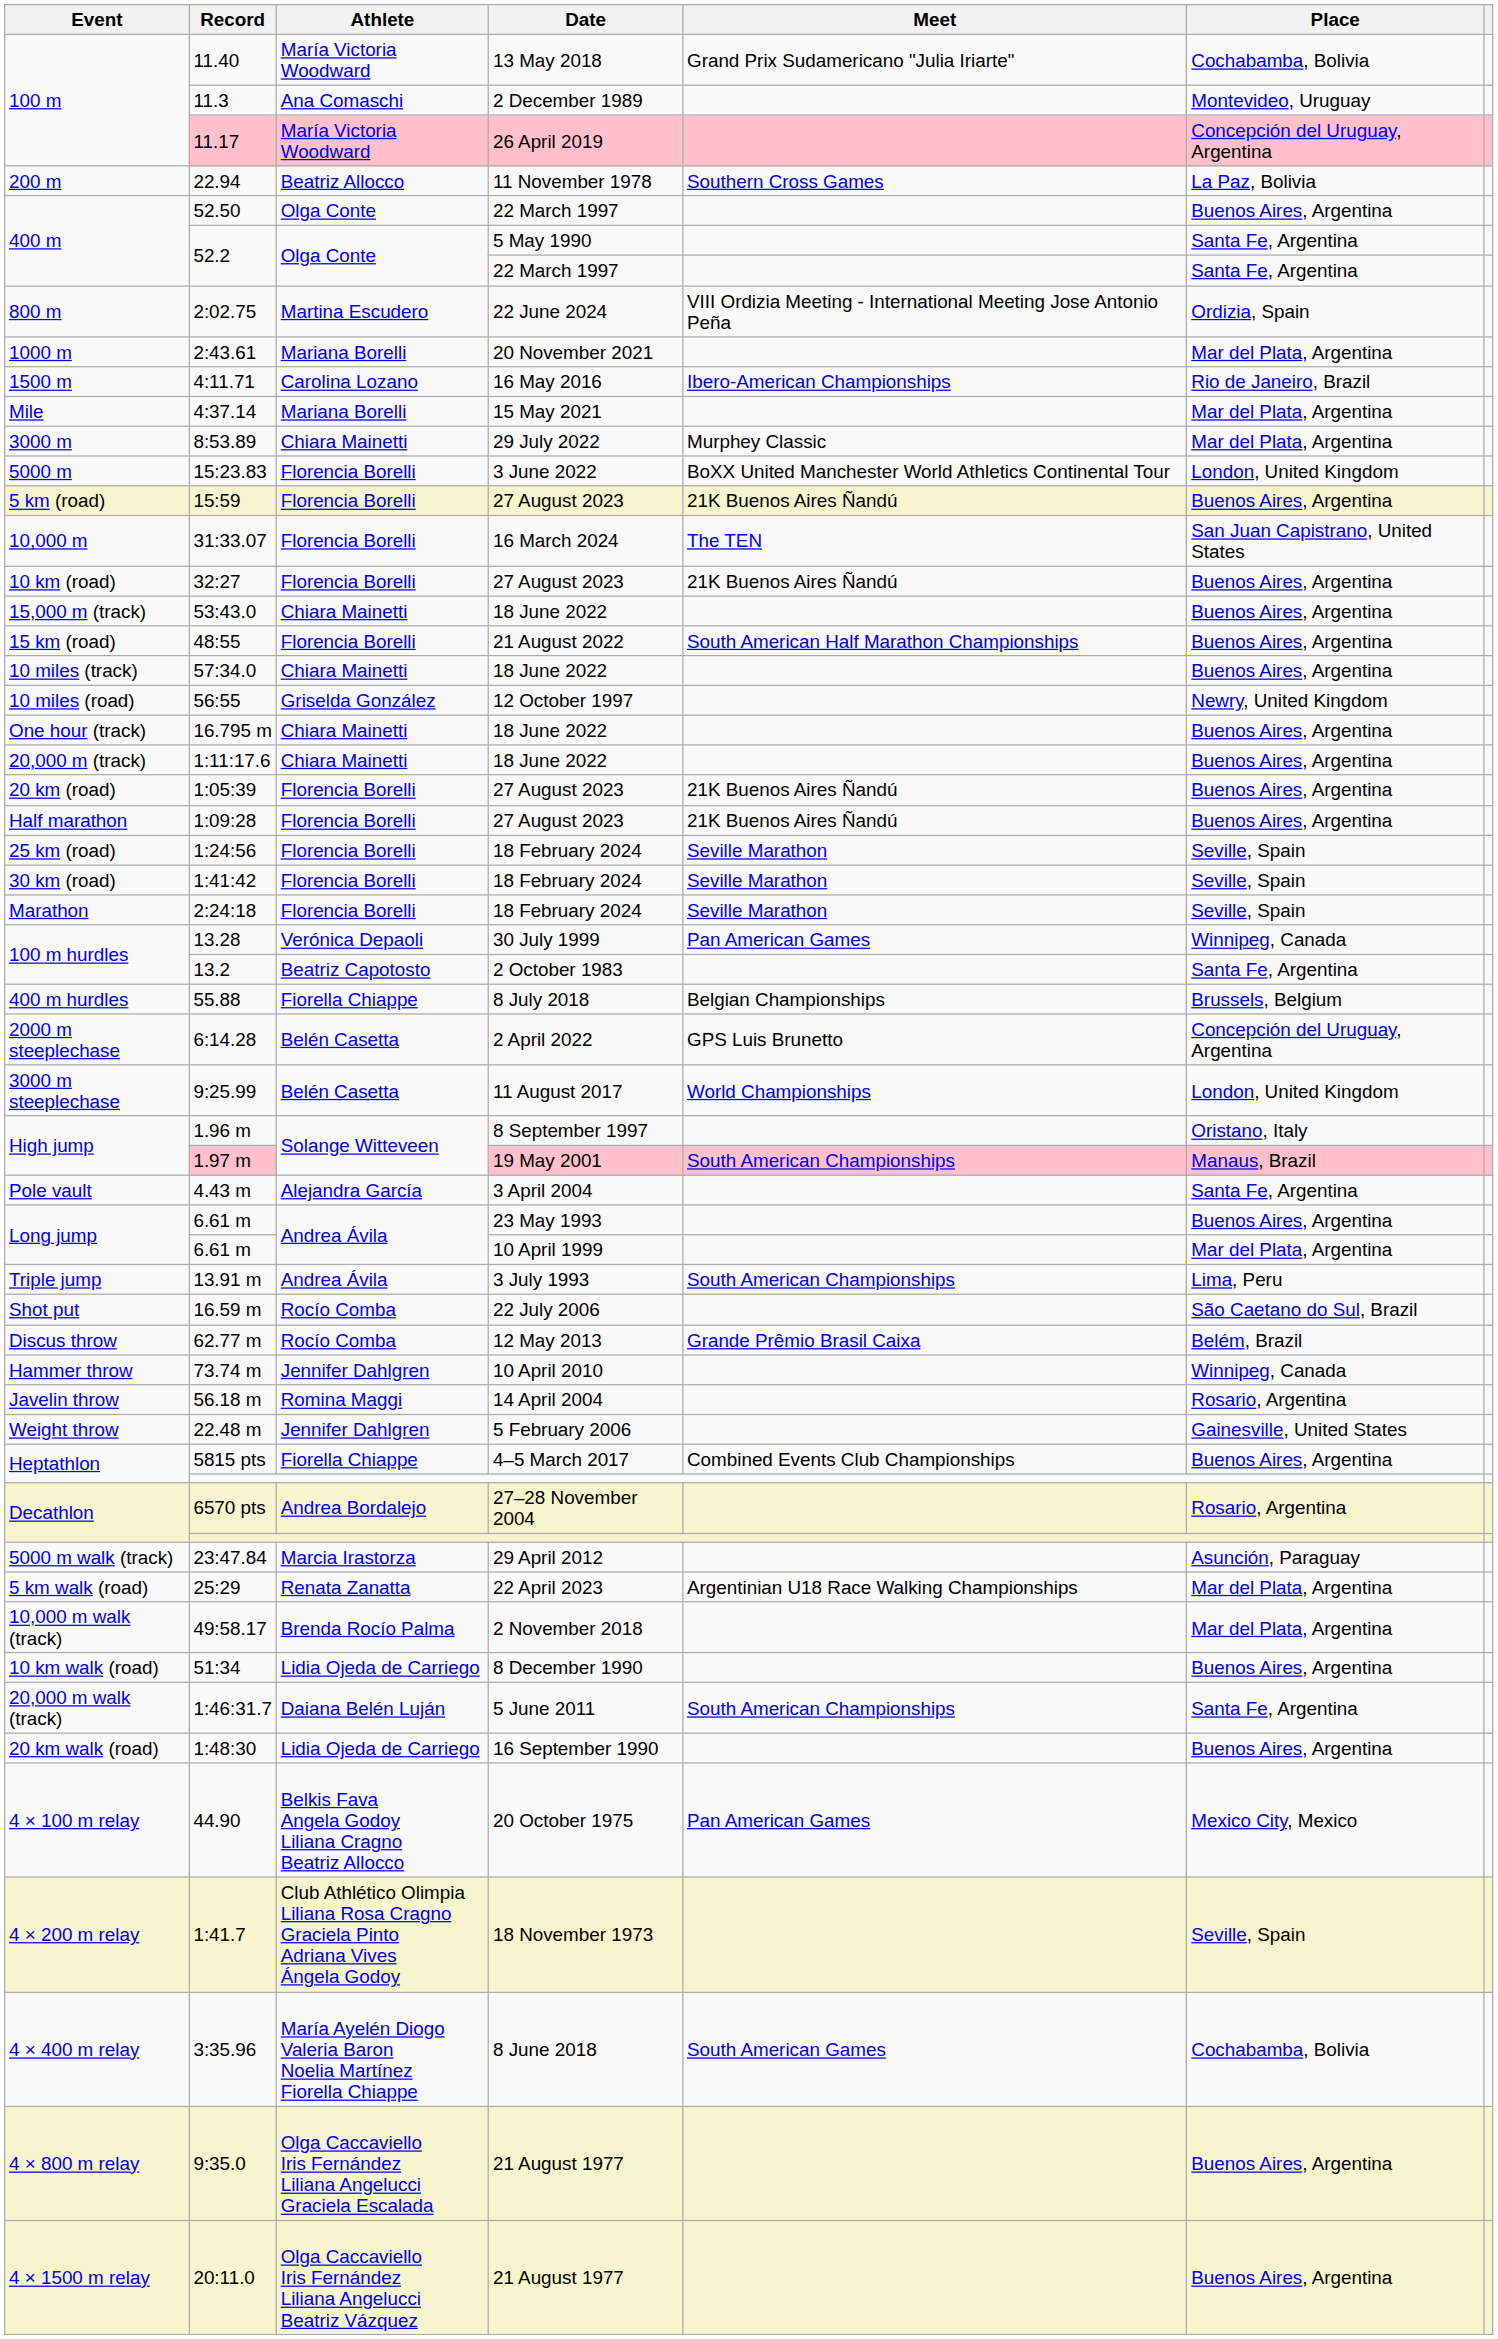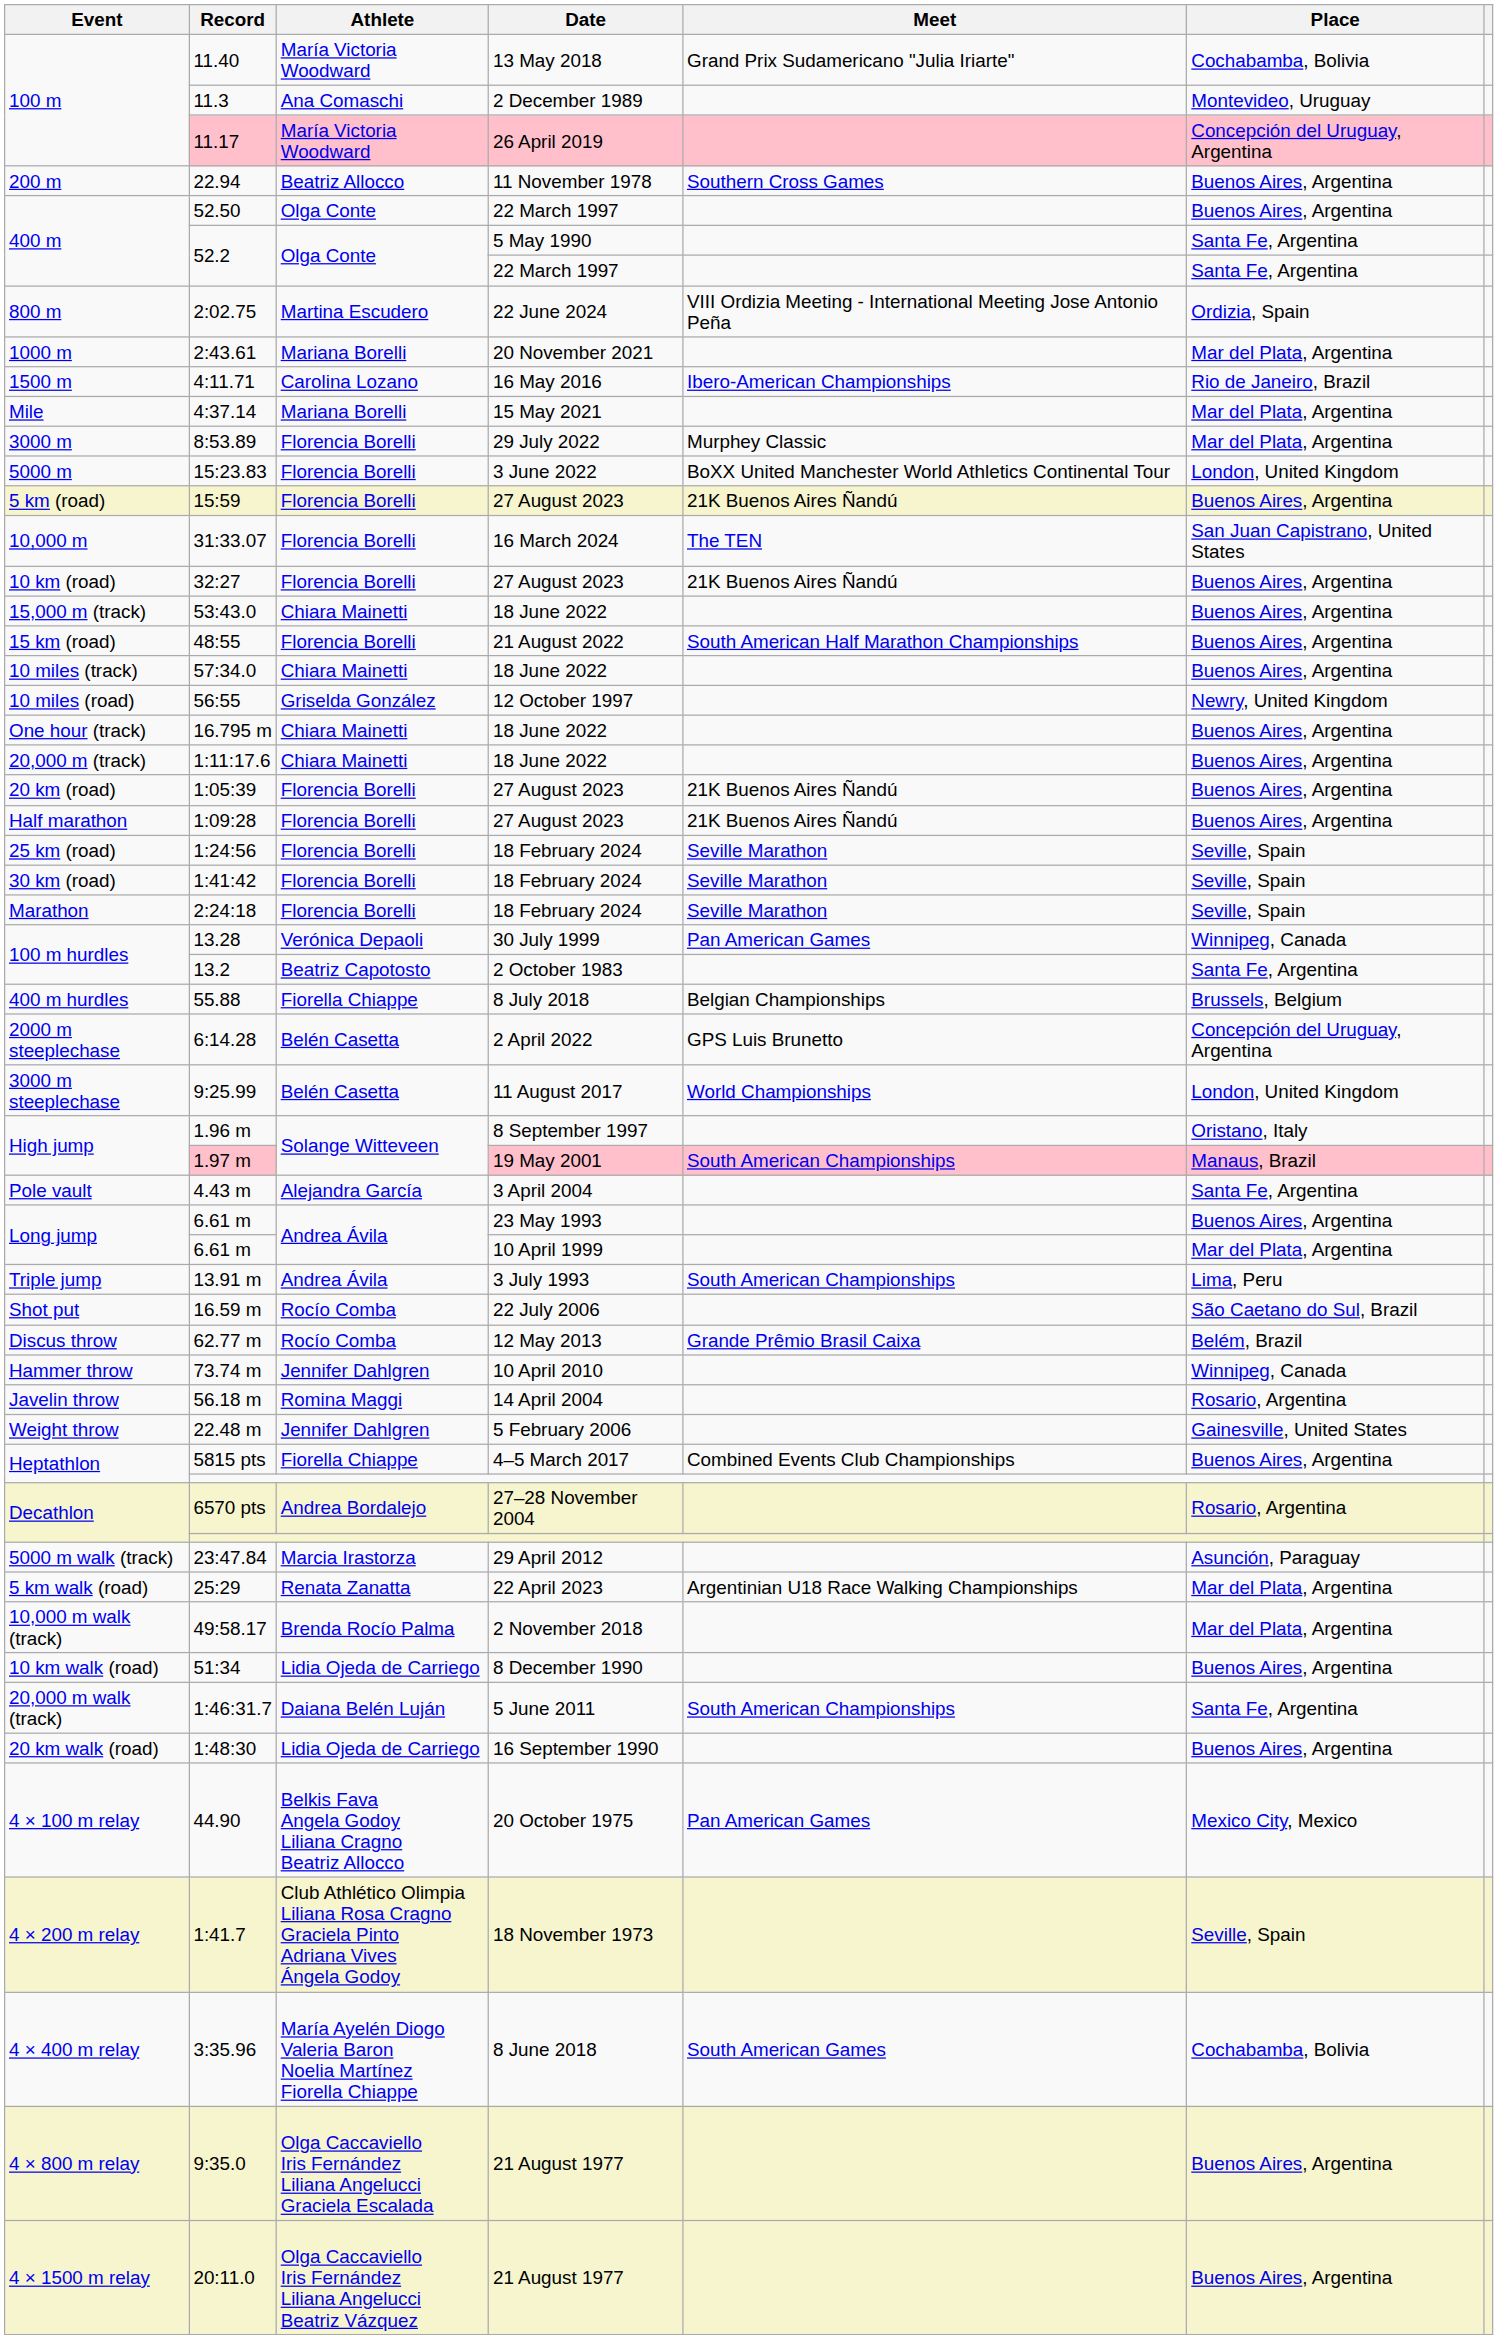(1254, 181) La Paz, Bolivia -> (1292, 181) Buenos Aires, Argentina
(344, 441) Chiara Mainetti -> (348, 441) Florencia Borelli
